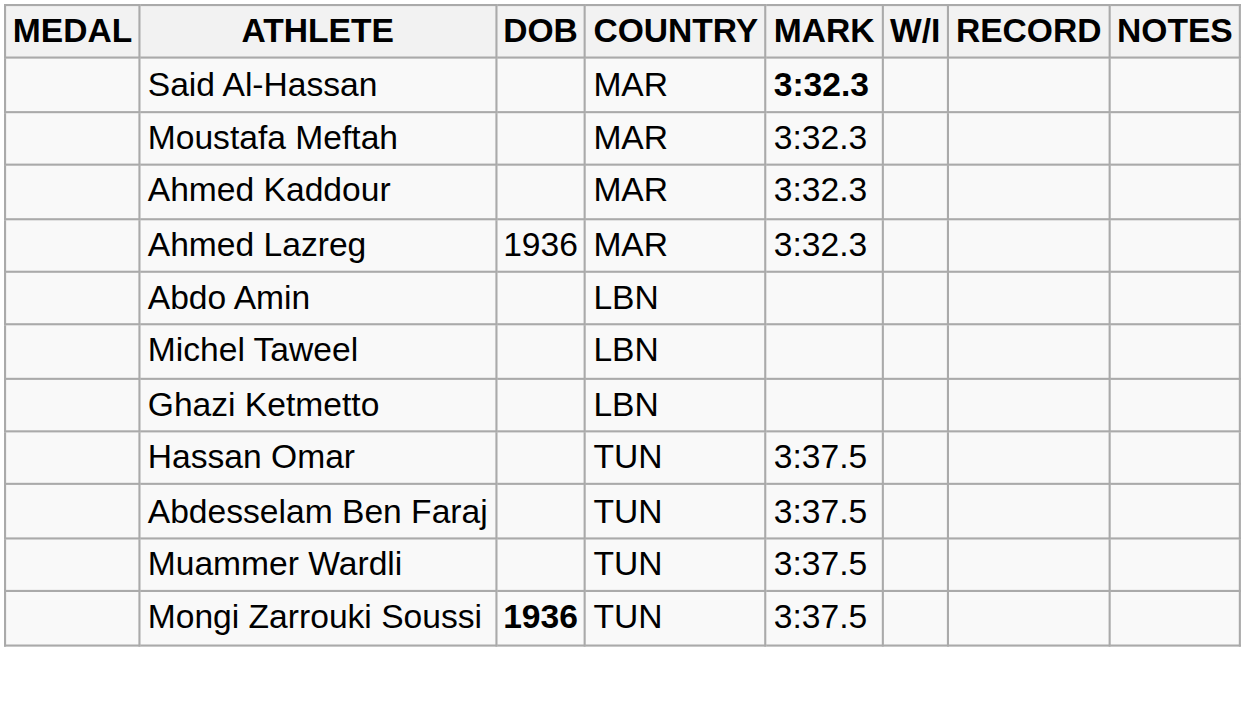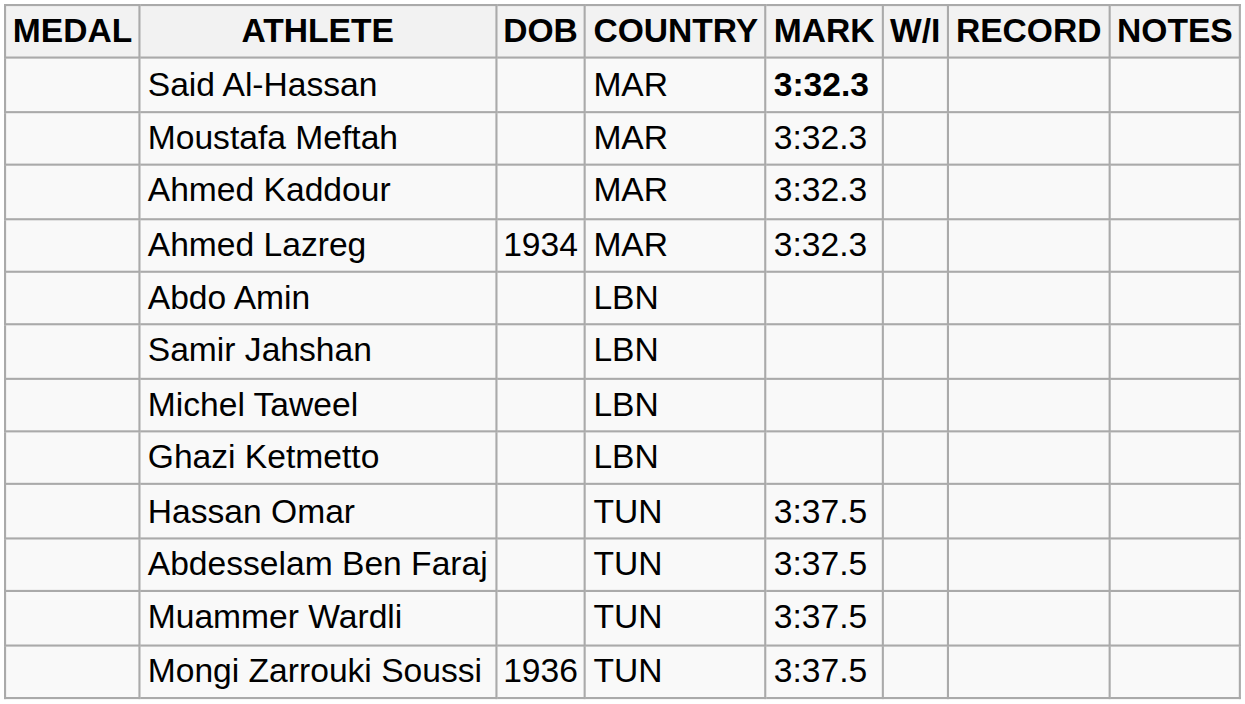(541, 244) 1936 -> (541, 244) 1934
+ row: (260, 350)
(541, 617) bold -> (541, 670) normal
